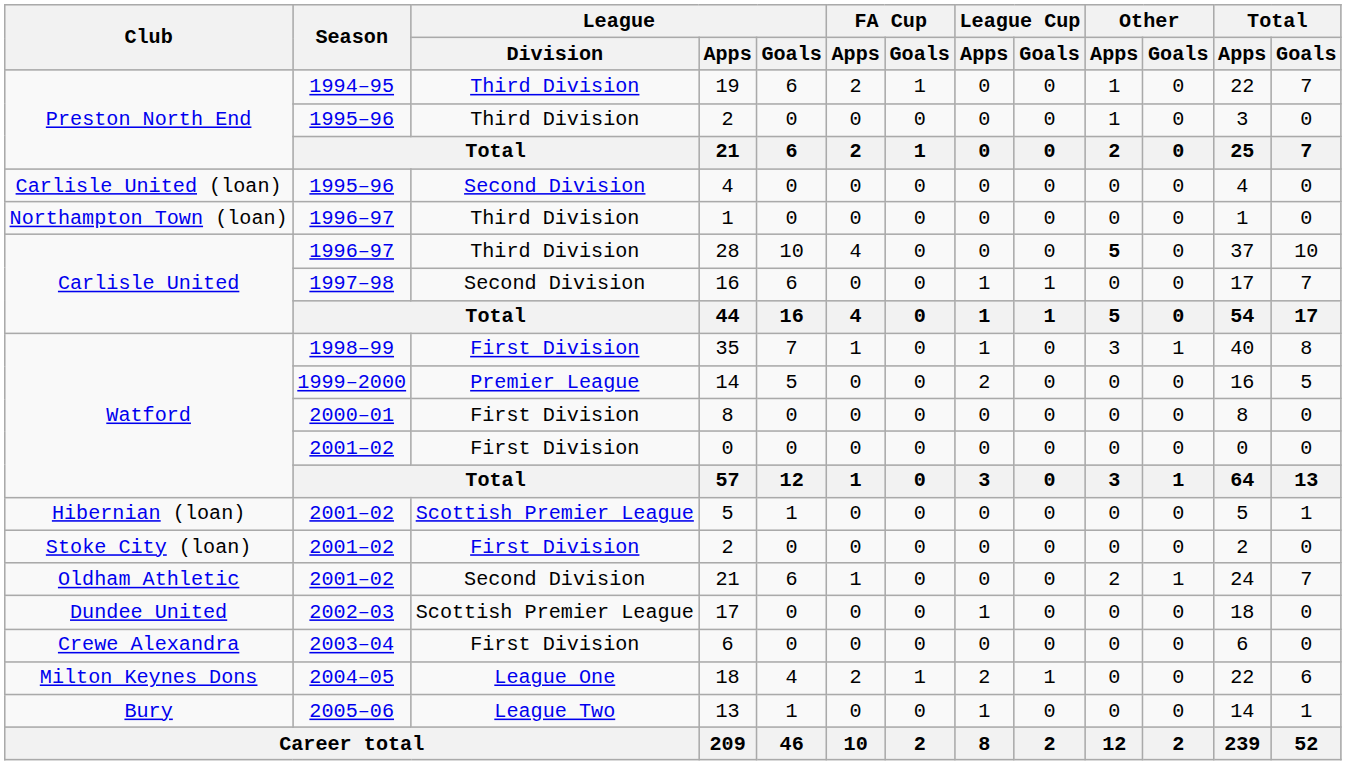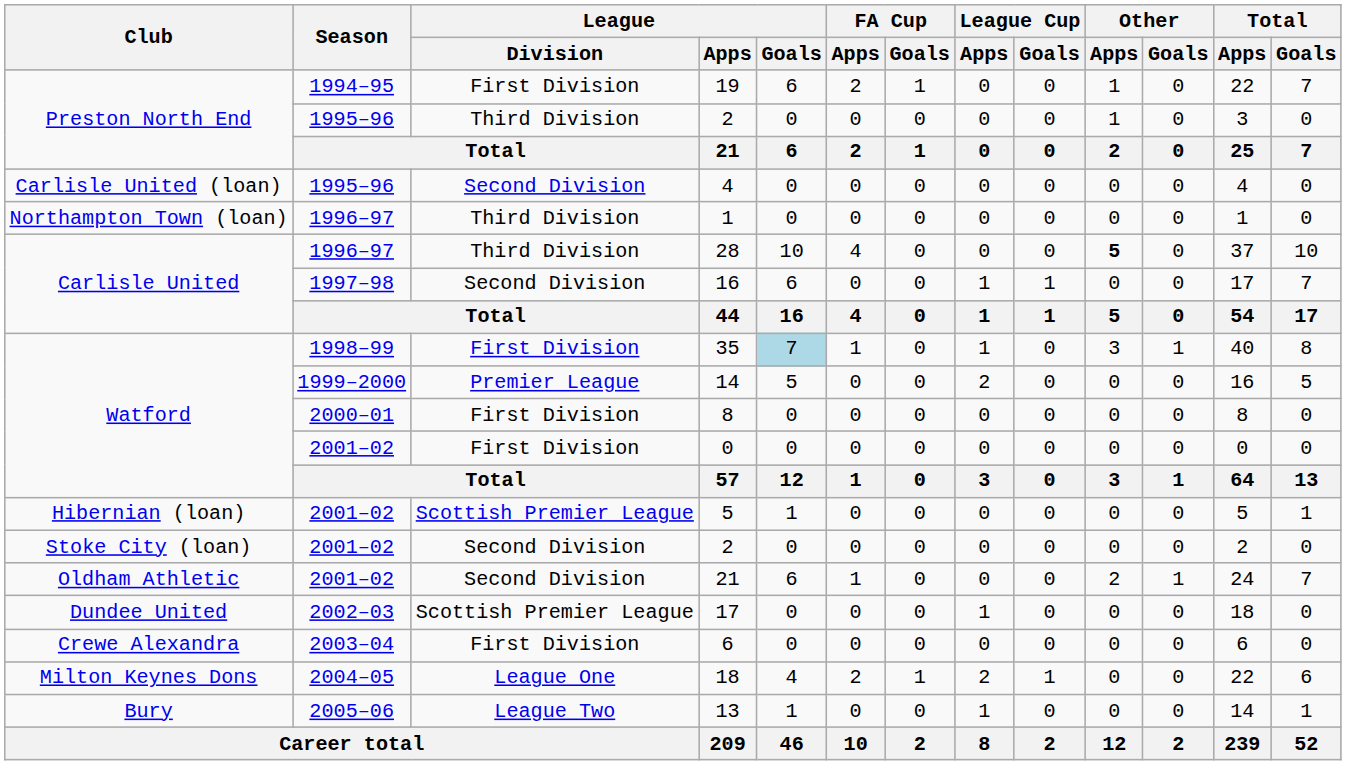(555, 87) Third Division -> (555, 87) First Division
(792, 350) no background -> (792, 350) lightblue background
(555, 547) First Division -> (555, 547) Second Division
